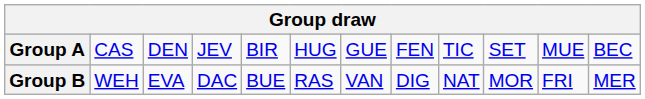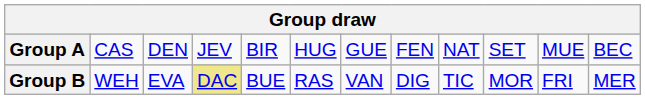(458, 49) TIC -> (461, 49) NAT
(217, 79) no background -> (217, 79) khaki background
(461, 79) NAT -> (458, 79) TIC
